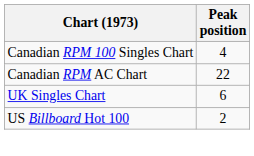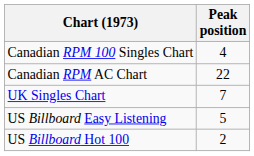(223, 96) 6 -> (223, 96) 7
+ row: (87, 118)
